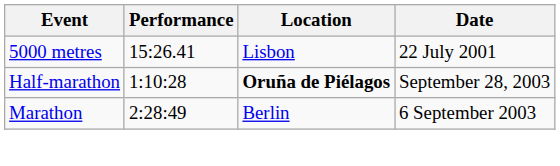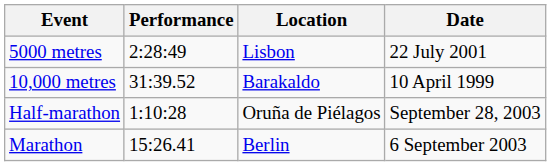(162, 51) 15:26.41 -> (158, 51) 2:28:49
+ row: (62, 82)
(316, 82) bold -> (312, 113) normal
(158, 113) 2:28:49 -> (162, 144) 15:26.41
